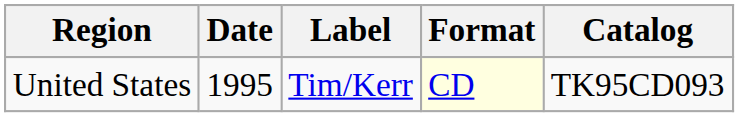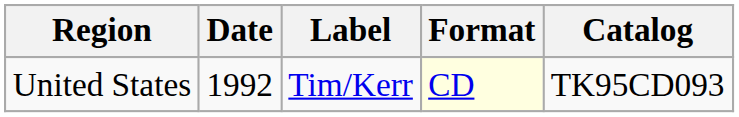(240, 83) 1995 -> (240, 83) 1992
